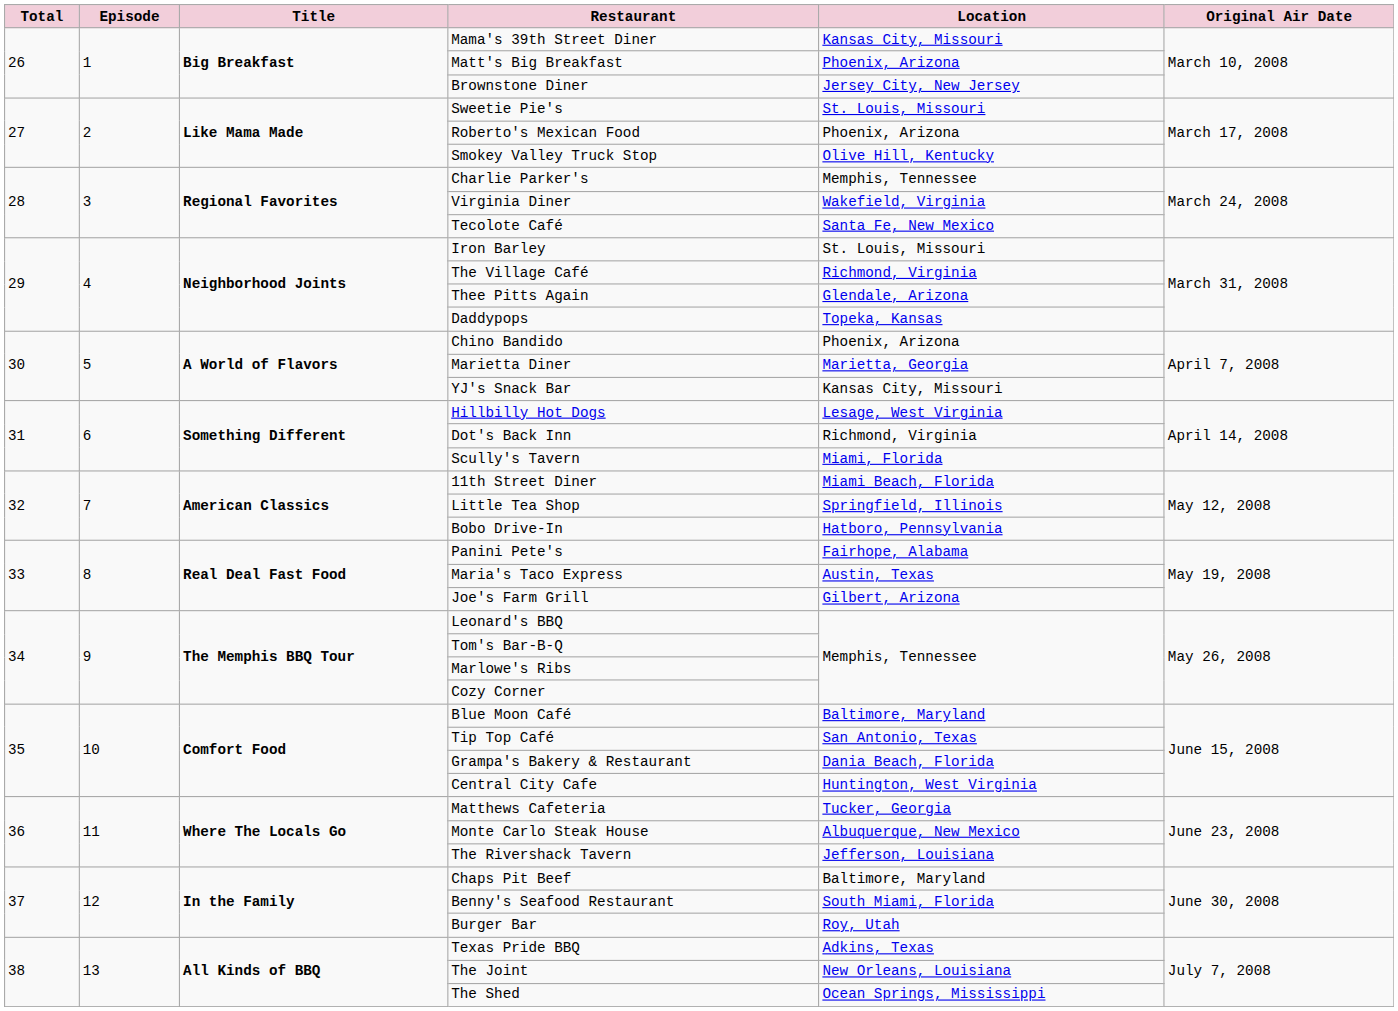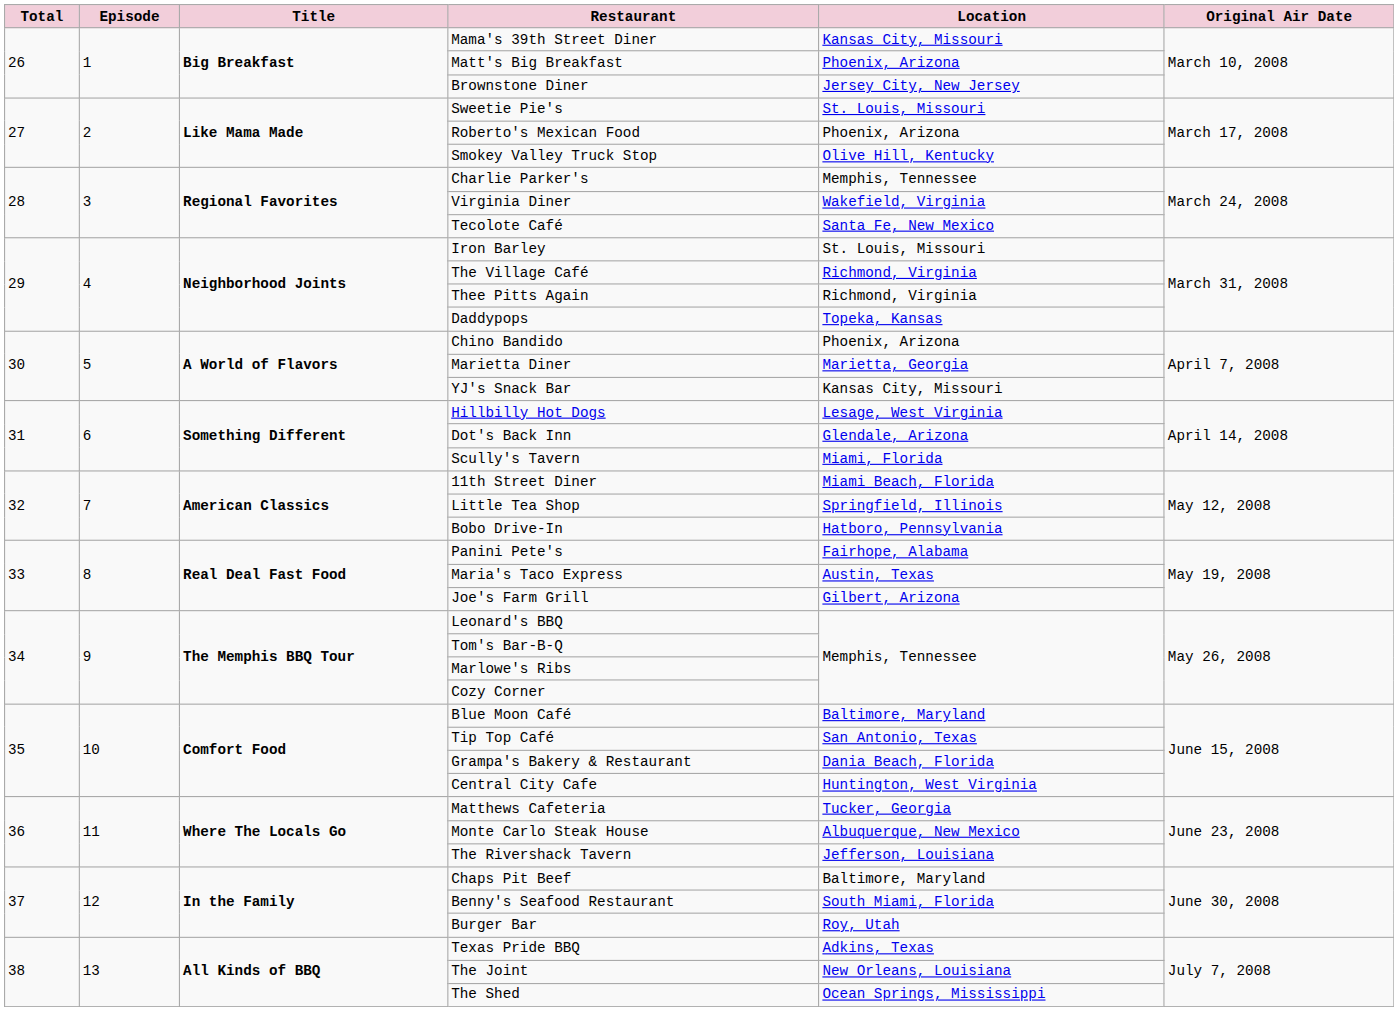(895, 296) Glendale, Arizona -> (900, 296) Richmond, Virginia
(900, 436) Richmond, Virginia -> (895, 436) Glendale, Arizona
